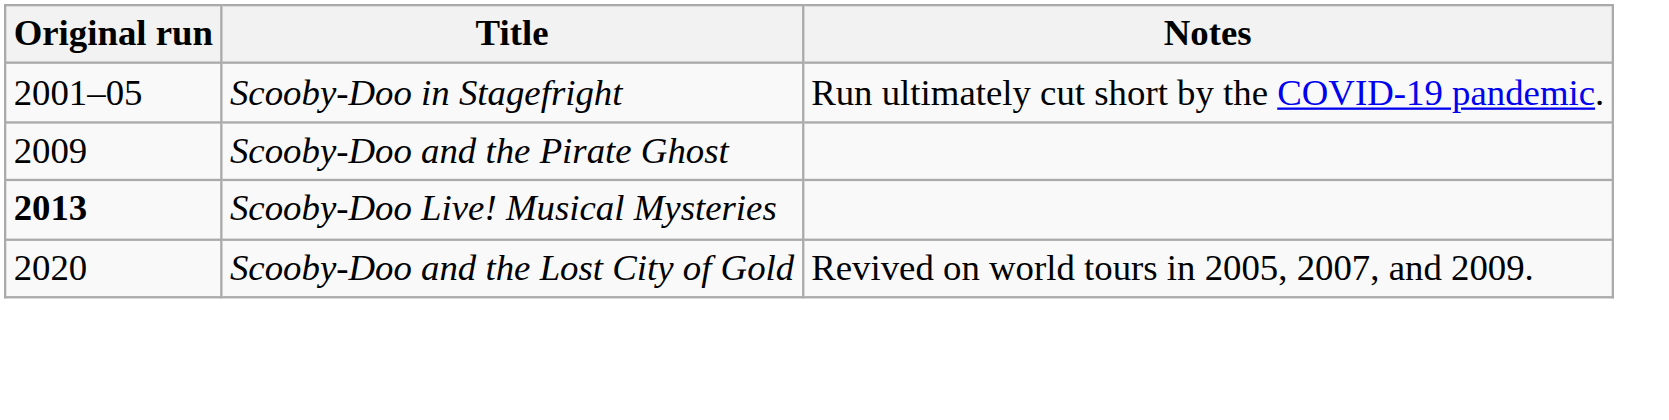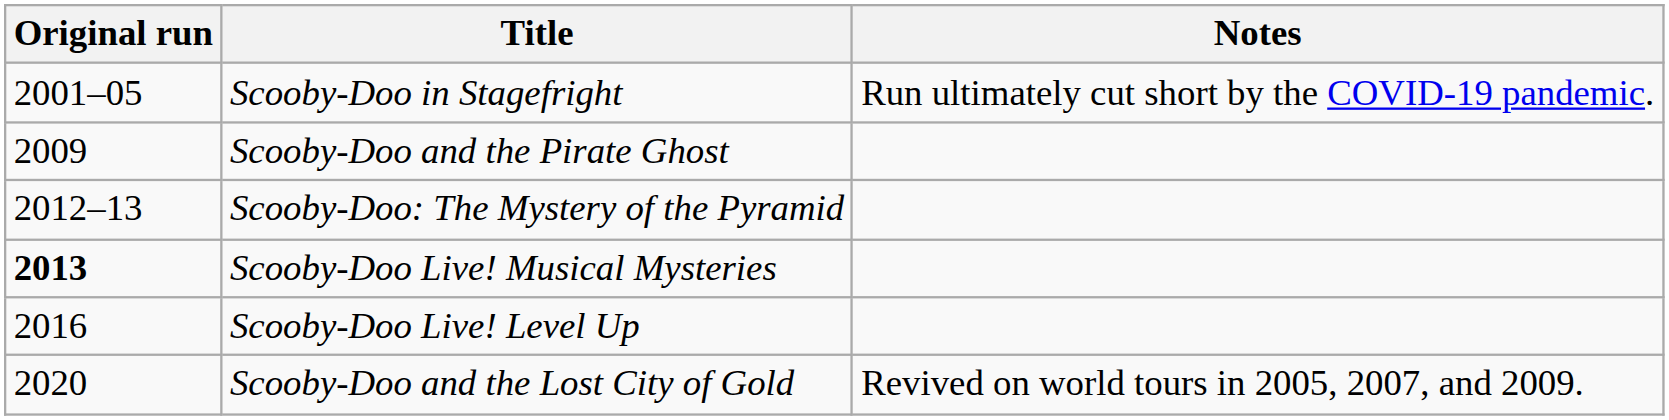+ row: (537, 208)
+ row: (435, 325)
